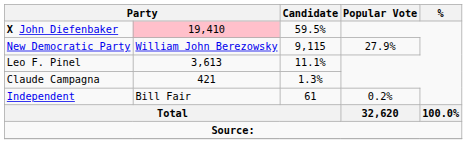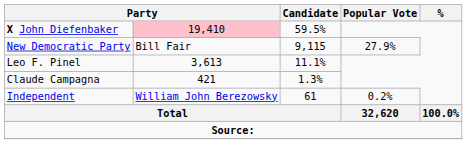(207, 46) William John Berezowsky -> (163, 46) Bill Fair
(163, 96) Bill Fair -> (207, 96) William John Berezowsky
